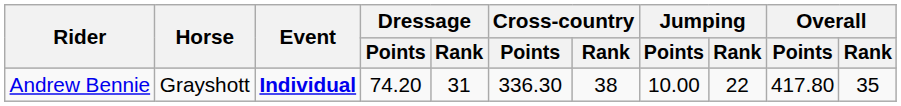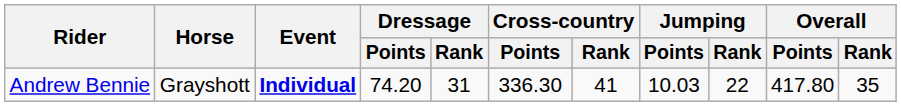(606, 85) 38 -> (606, 85) 41
(674, 85) 10.00 -> (674, 85) 10.03
